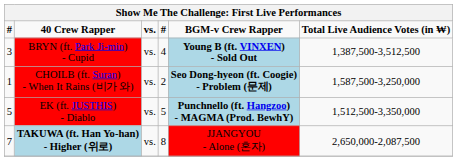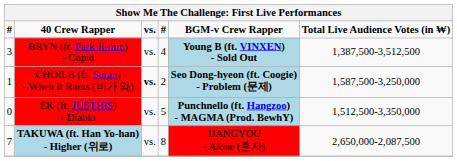(150, 81) normal -> (150, 81) bold
(9, 111) 5 -> (9, 111) 0
